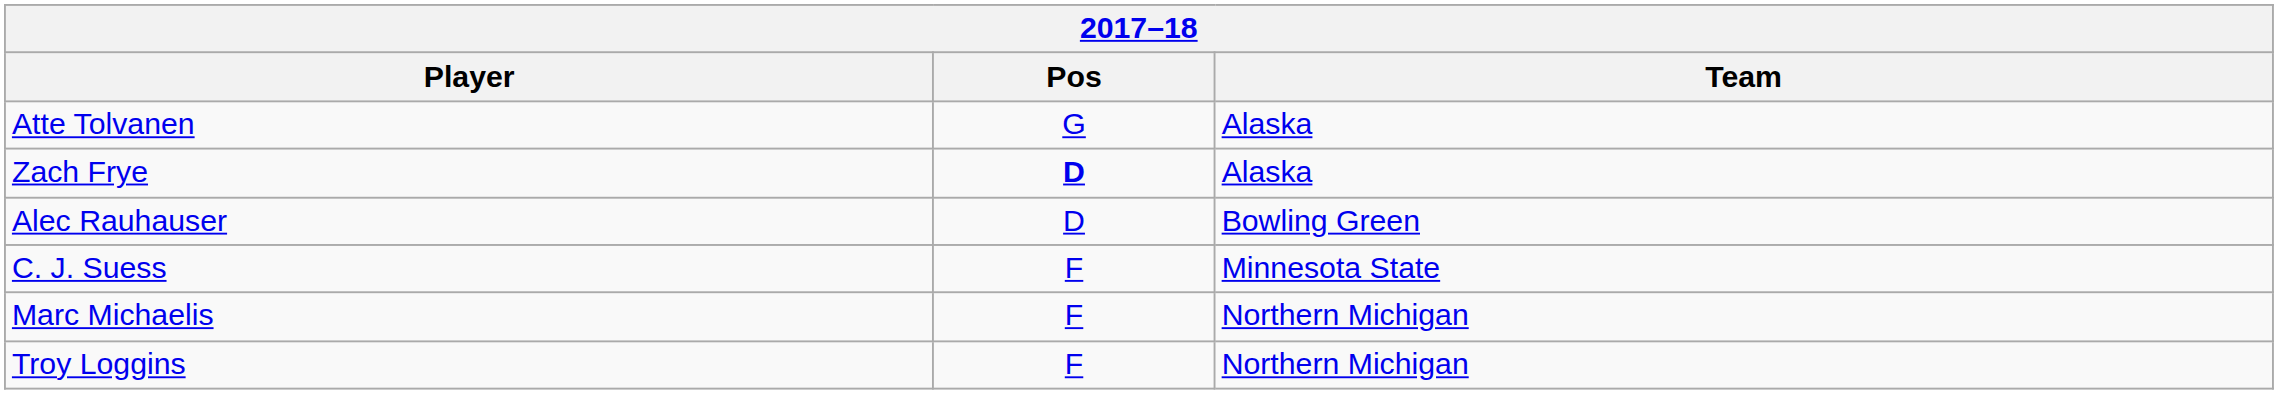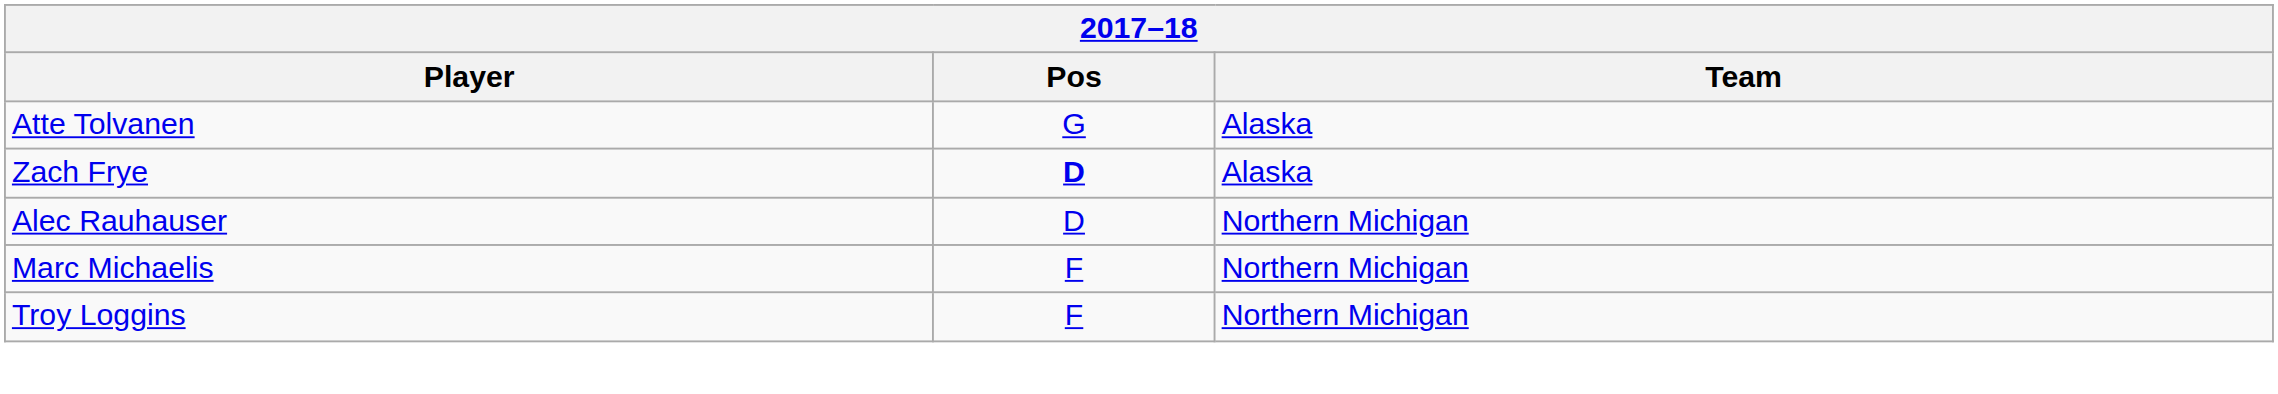(1321, 220) Bowling Green -> (1345, 220) Northern Michigan
- row: (89, 268)
